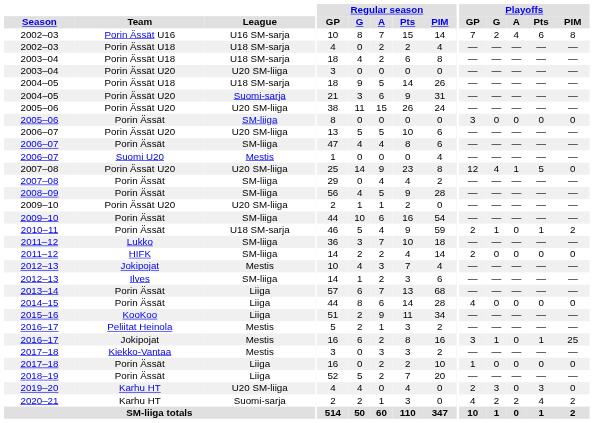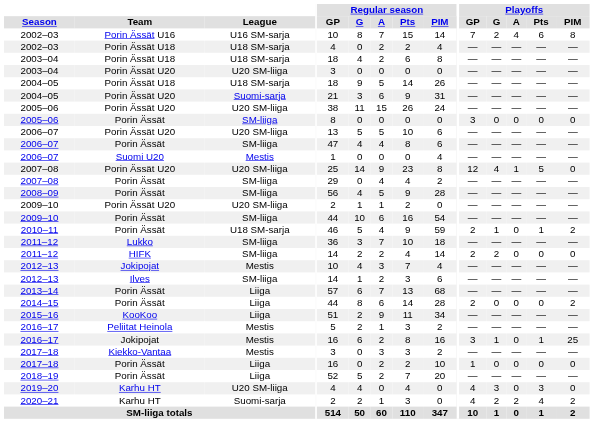(496, 254) 0 -> (496, 254) 2
(473, 303) 4 -> (473, 303) 2
(573, 303) 0 -> (573, 303) 2
(473, 388) 2 -> (473, 388) 4
